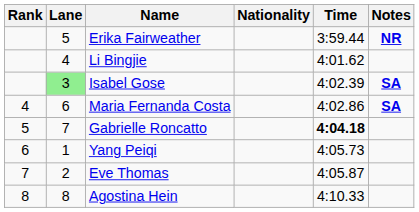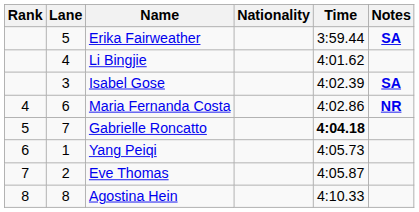(391, 38) NR -> (391, 38) SA
(66, 83) lightgreen background -> (66, 83) no background
(391, 106) SA -> (391, 106) NR
